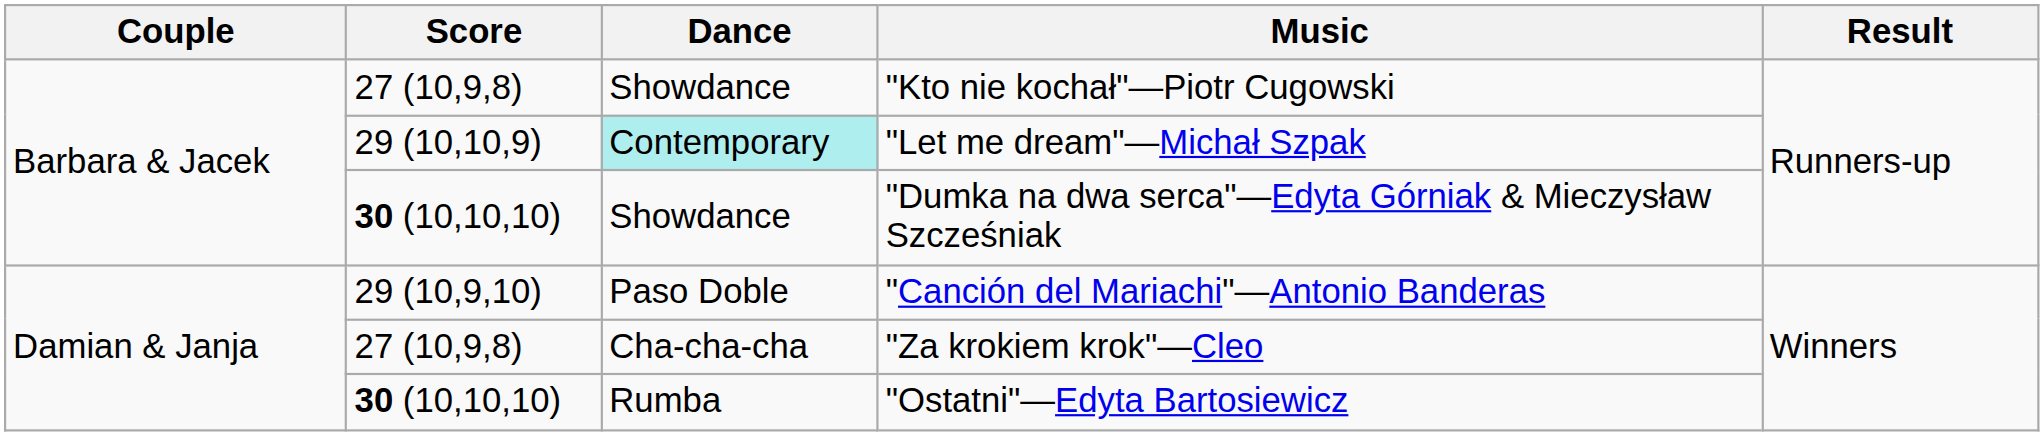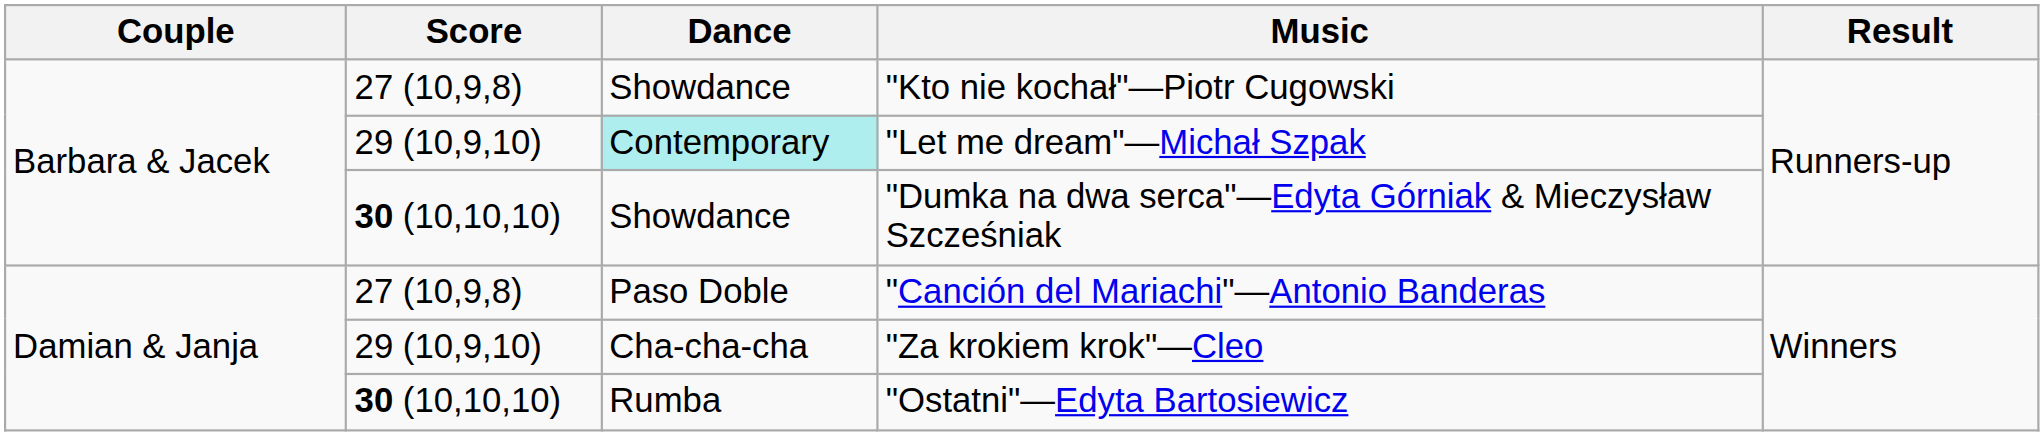(448, 142) 29 (10,10,9) -> (448, 142) 29 (10,9,10)
(448, 291) 29 (10,9,10) -> (439, 291) 27 (10,9,8)
(439, 346) 27 (10,9,8) -> (448, 346) 29 (10,9,10)
